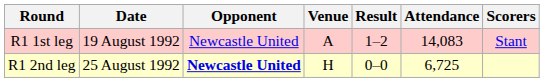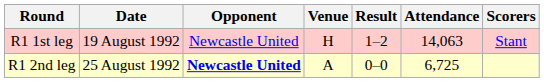(328, 41) A -> (328, 41) H
(442, 41) 14,083 -> (442, 41) 14,063
(328, 65) H -> (328, 65) A
